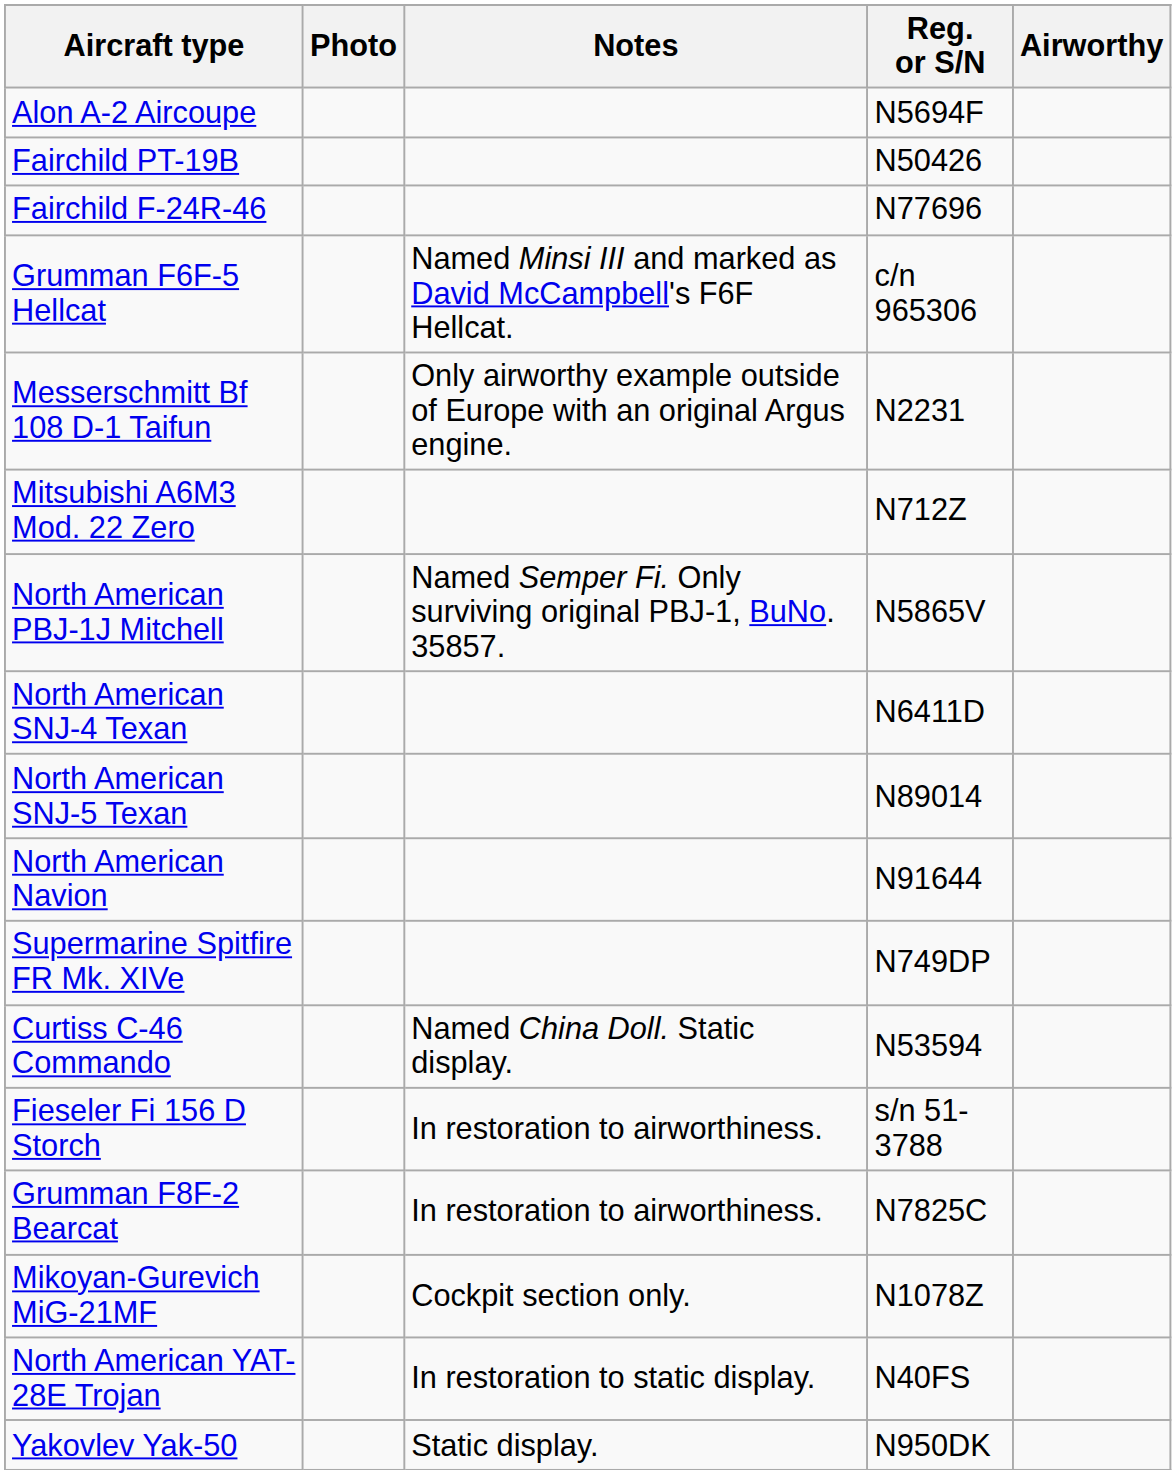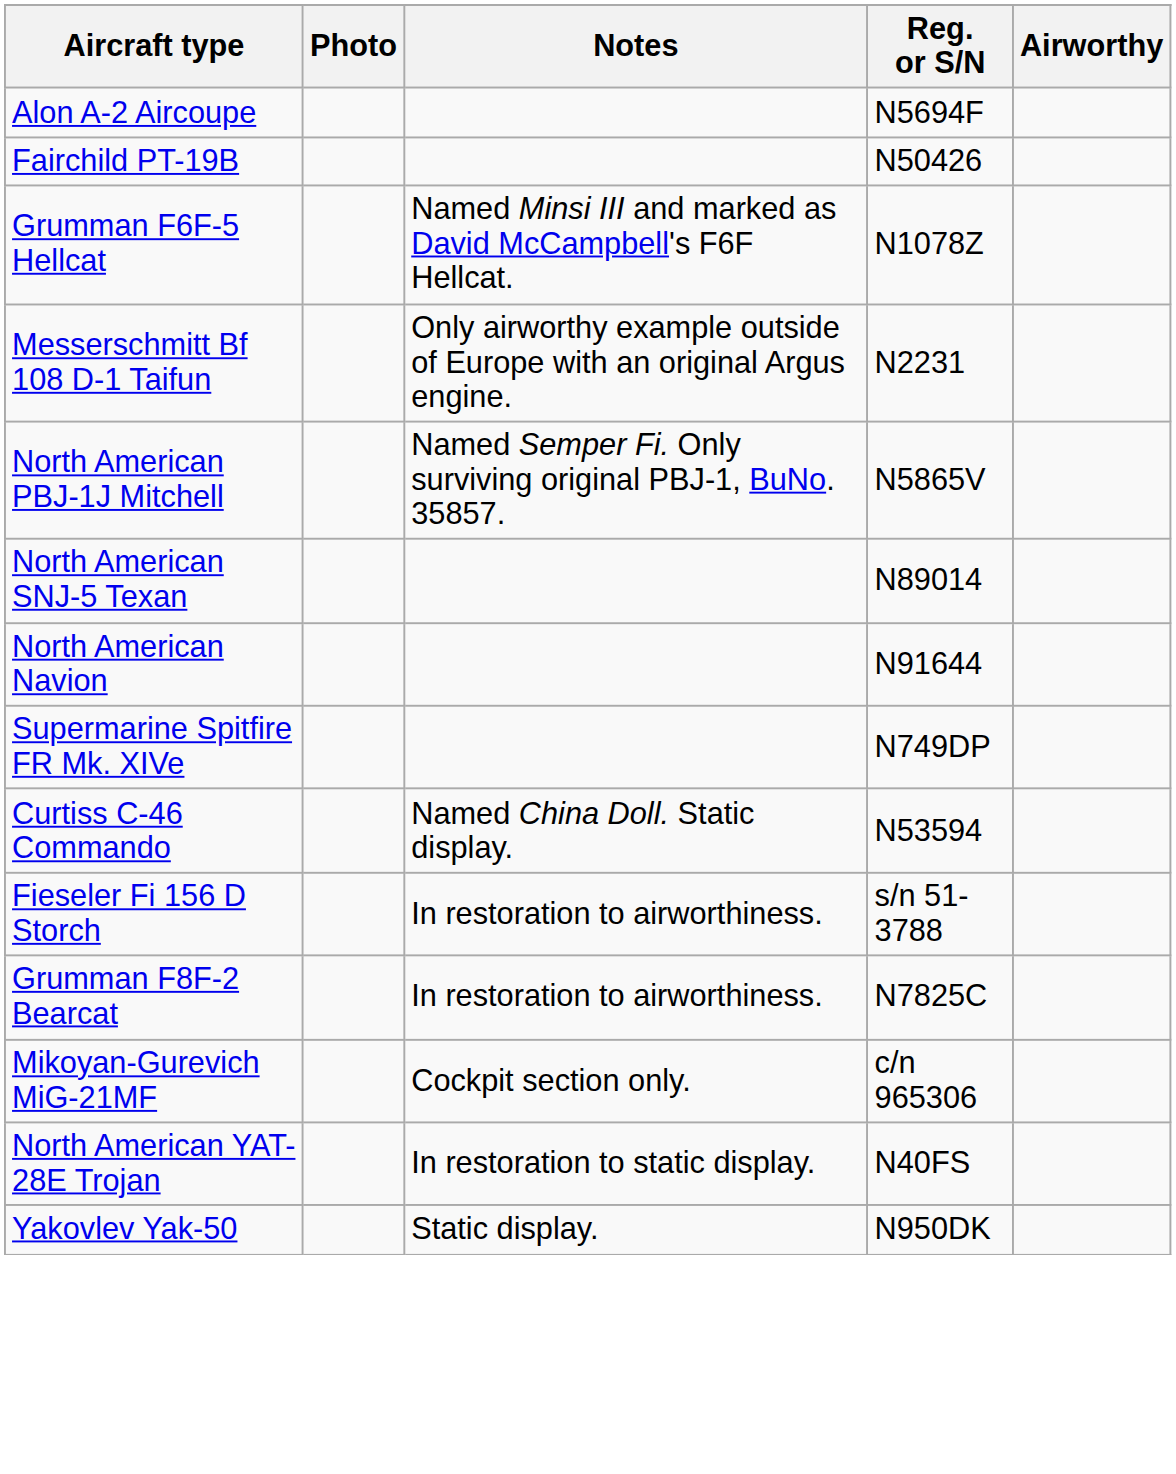- row: (139, 209)
(926, 292) c/n 965306 -> (929, 244) N1078Z
- row: (124, 511)
- row: (118, 712)
(929, 1295) N1078Z -> (926, 1080) c/n 965306
